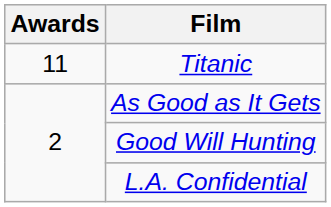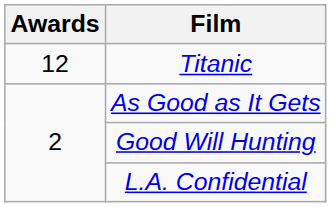(55, 63) 11 -> (55, 63) 12
